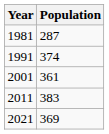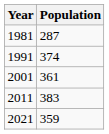(50, 118) 369 -> (50, 118) 359
